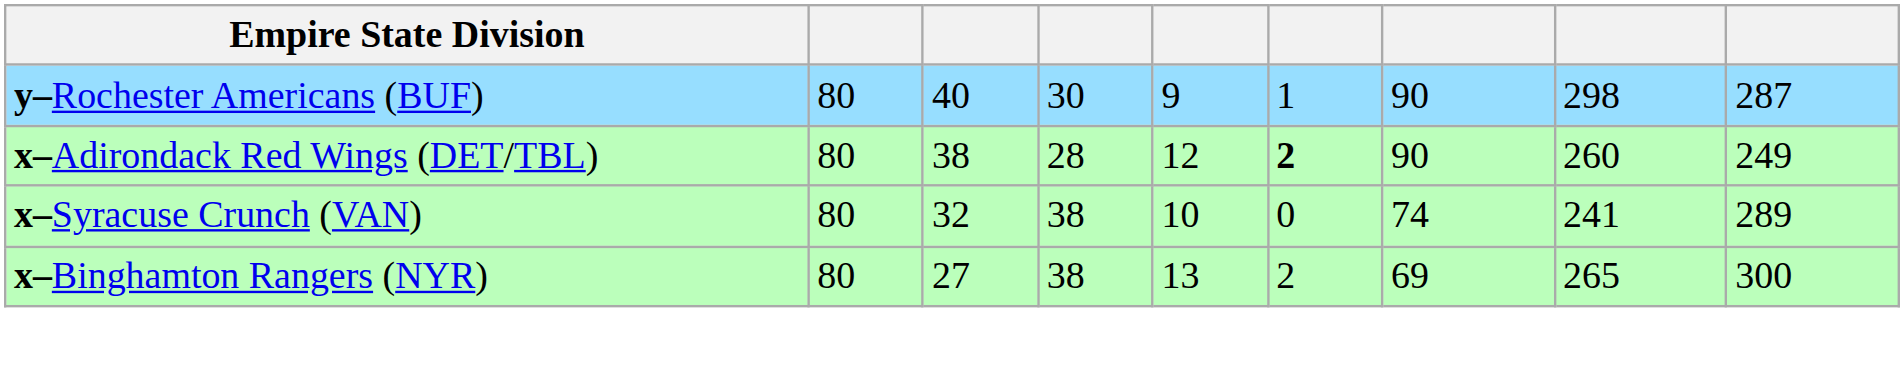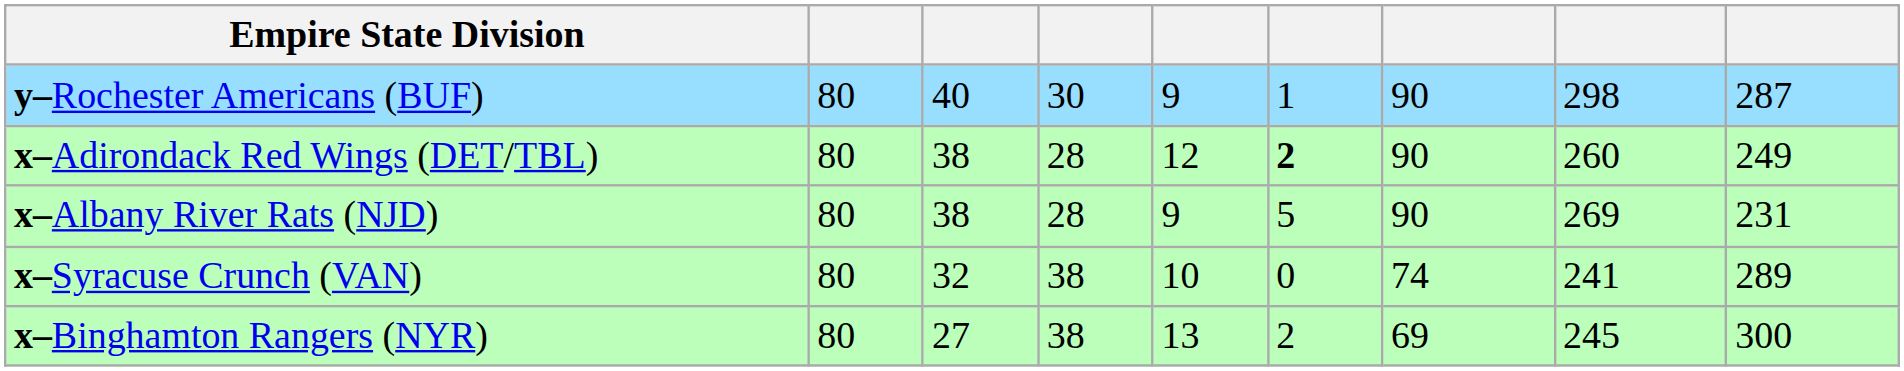+ row: (226, 214)
(1592, 275) 265 -> (1592, 335) 245
